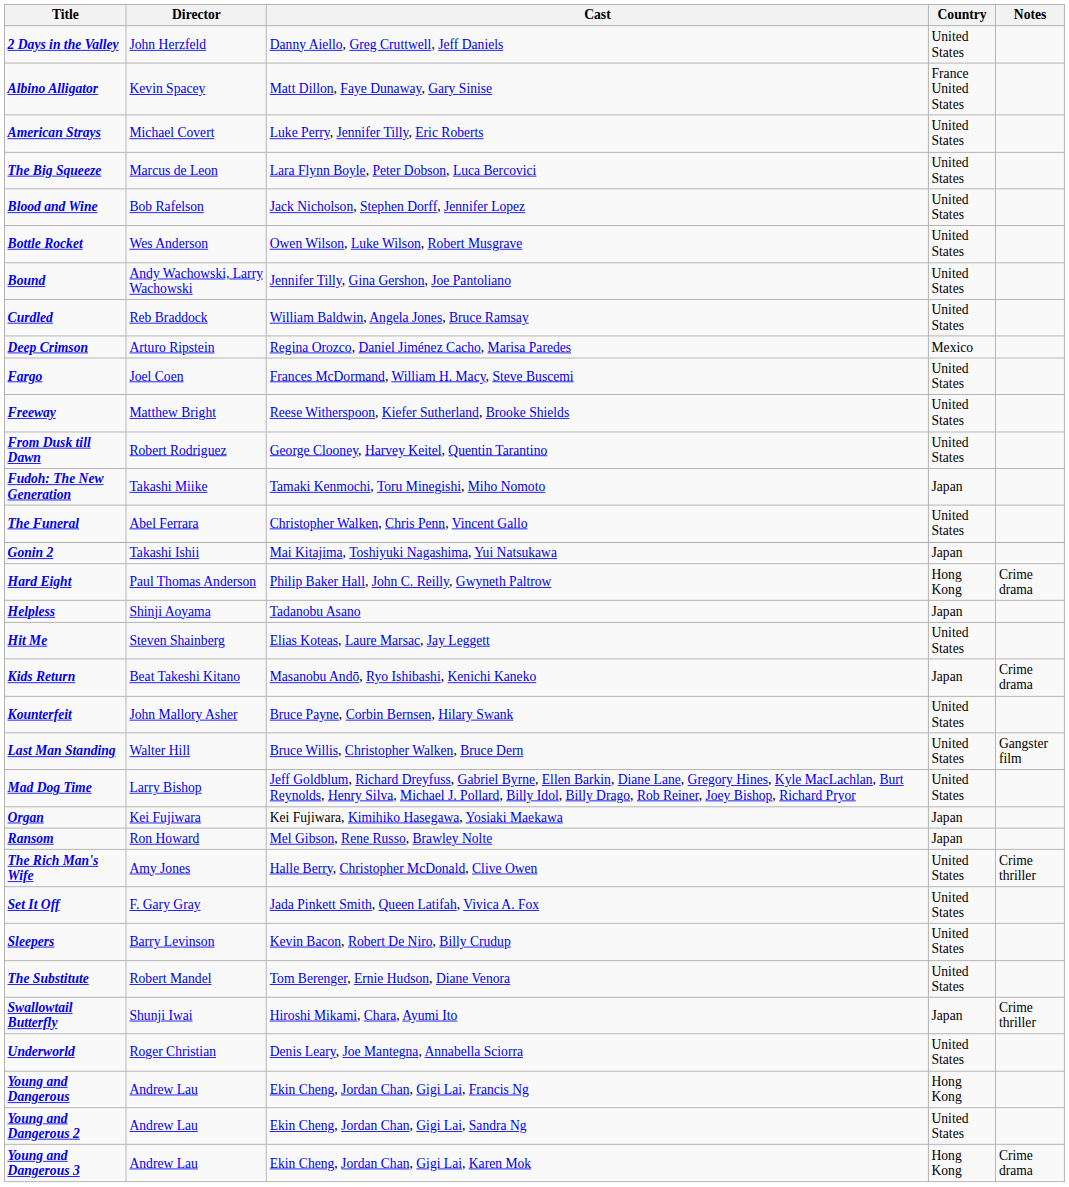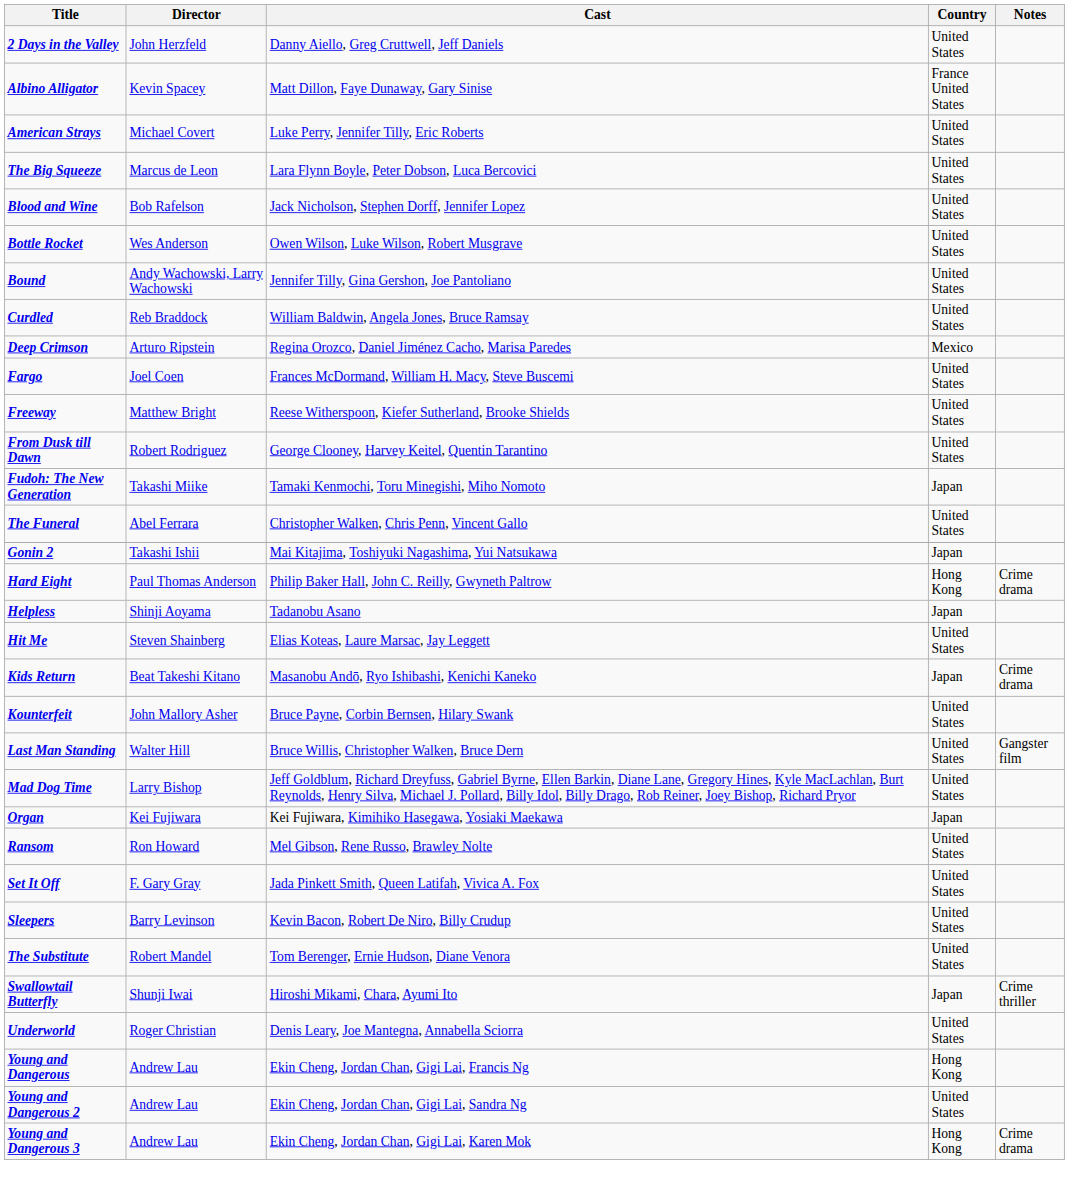(947, 838) Japan -> (950, 846) United States
- row: (53, 868)
